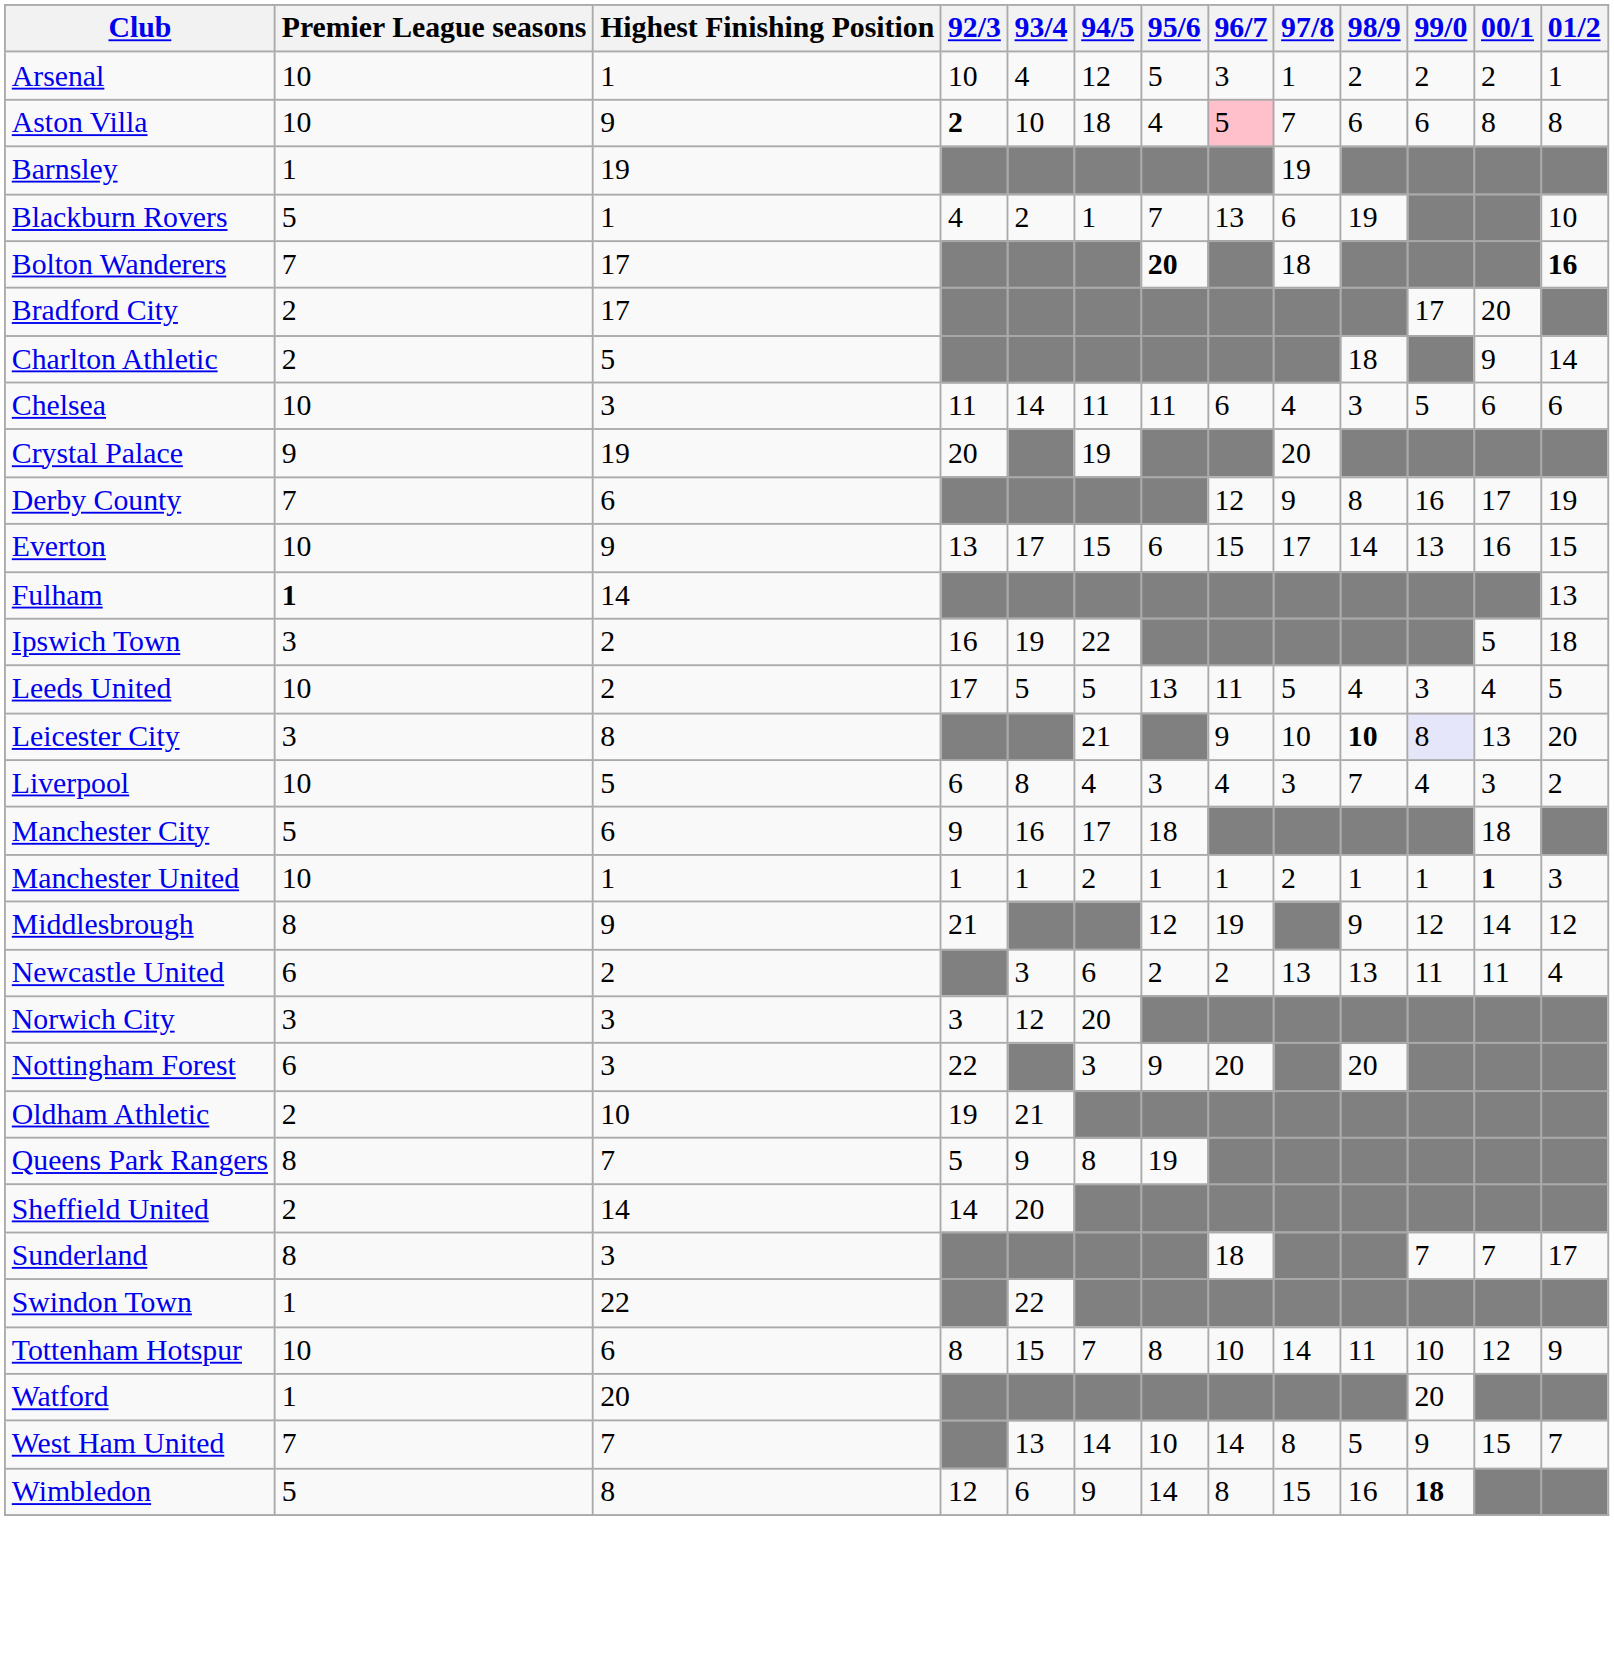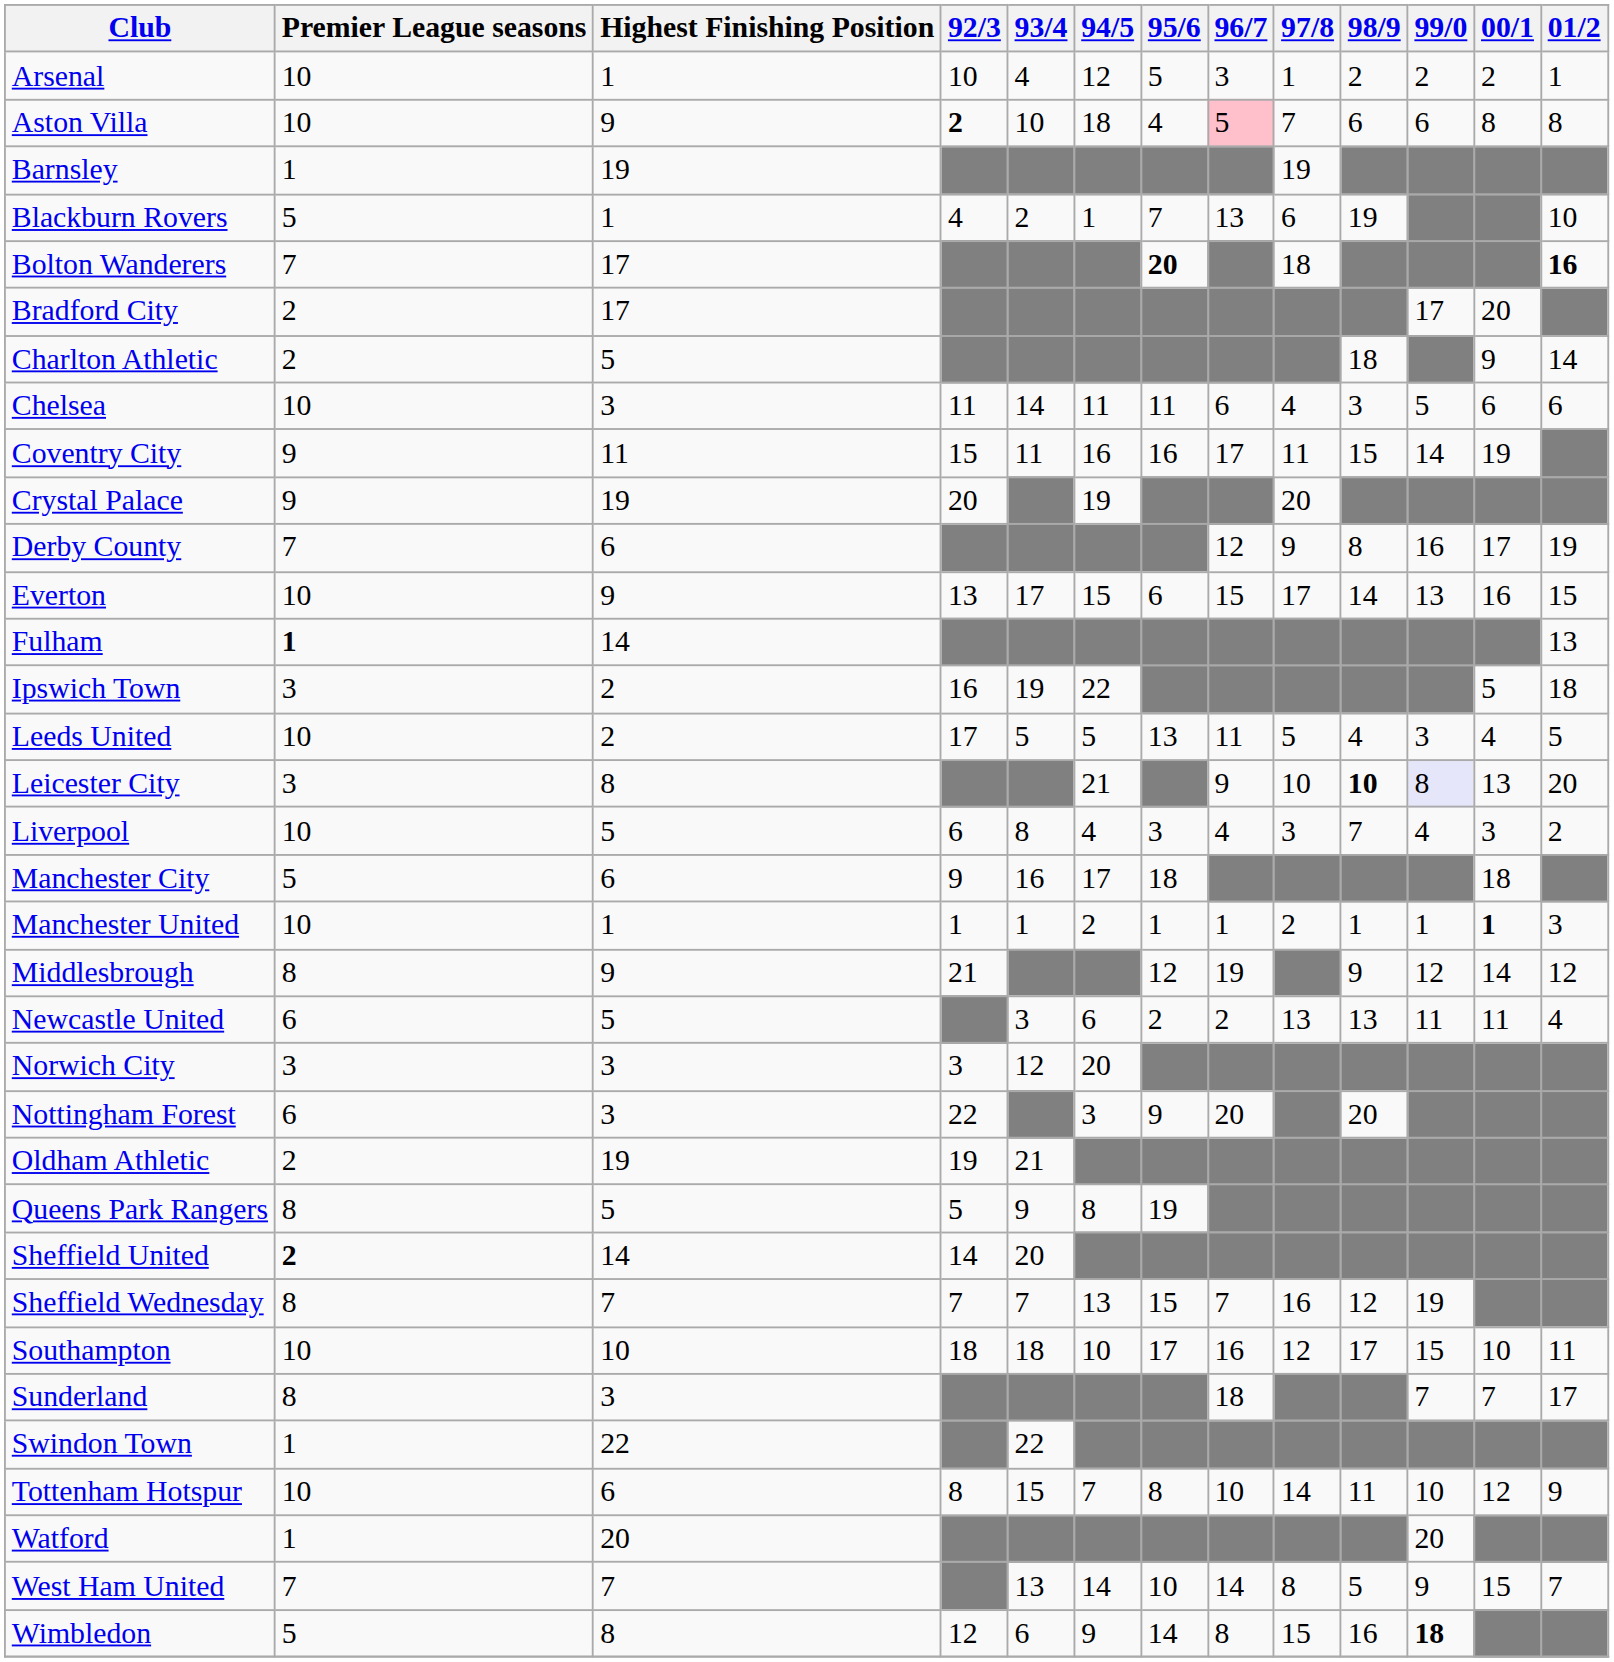+ row: (97, 452)
(608, 972) 2 -> (608, 1019) 5
(615, 1113) 10 -> (615, 1160) 19
(608, 1160) 7 -> (608, 1208) 5
(289, 1208) normal -> (289, 1255) bold
+ row: (138, 1302)
+ row: (91, 1349)
